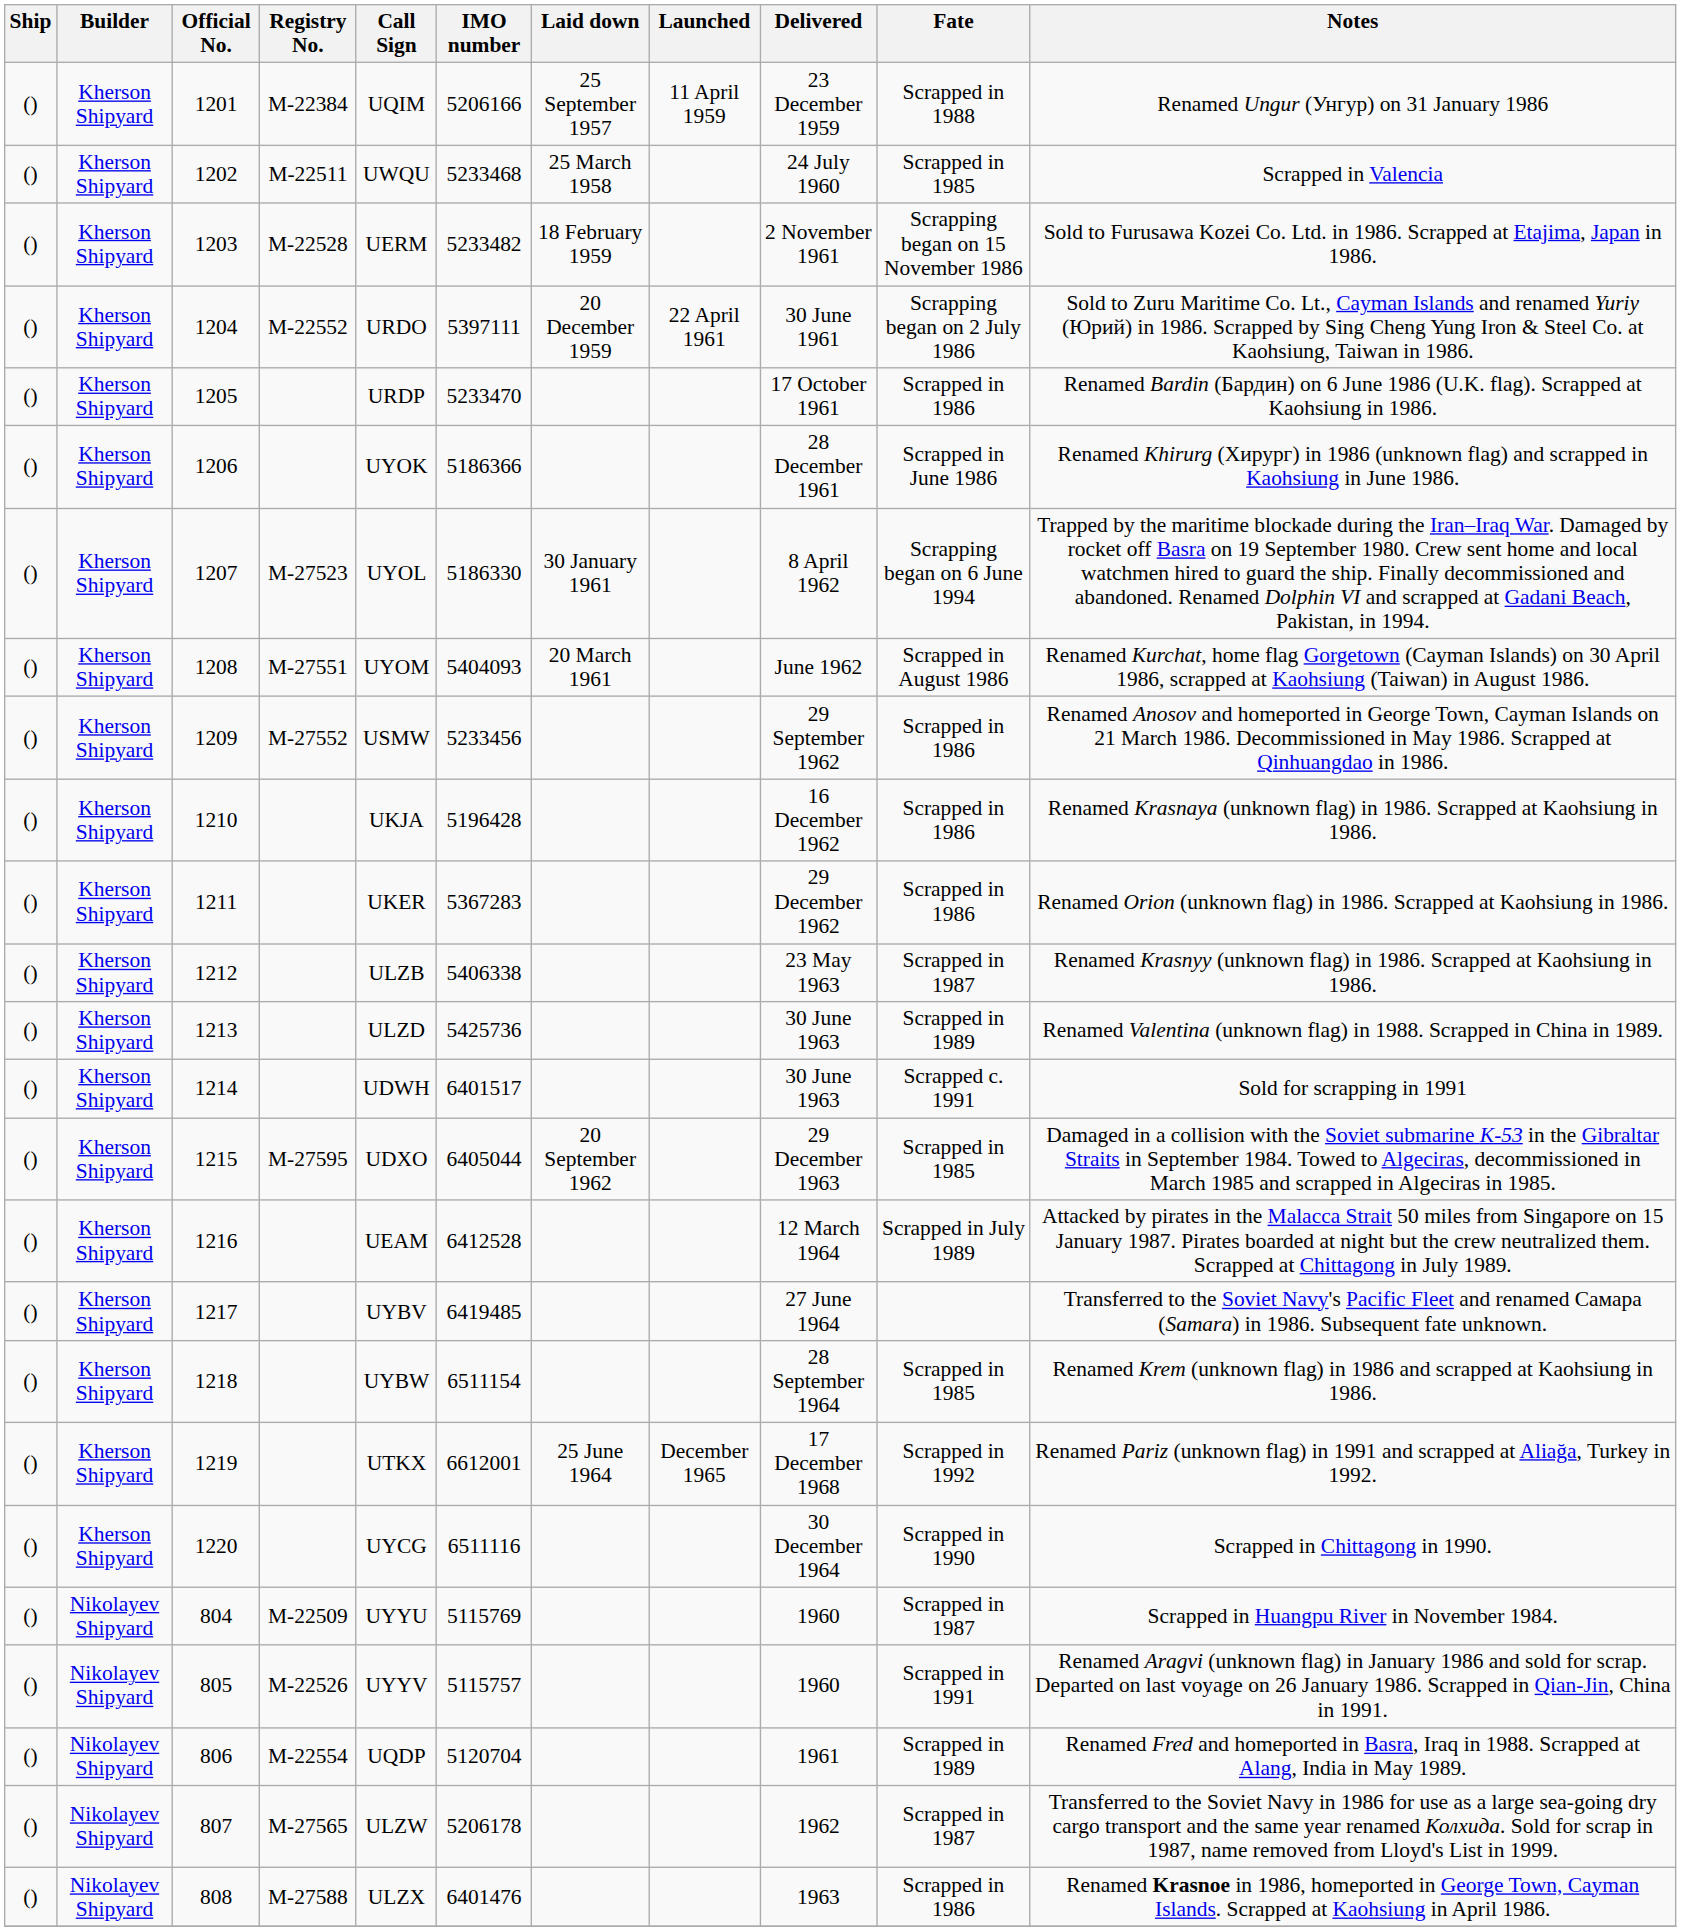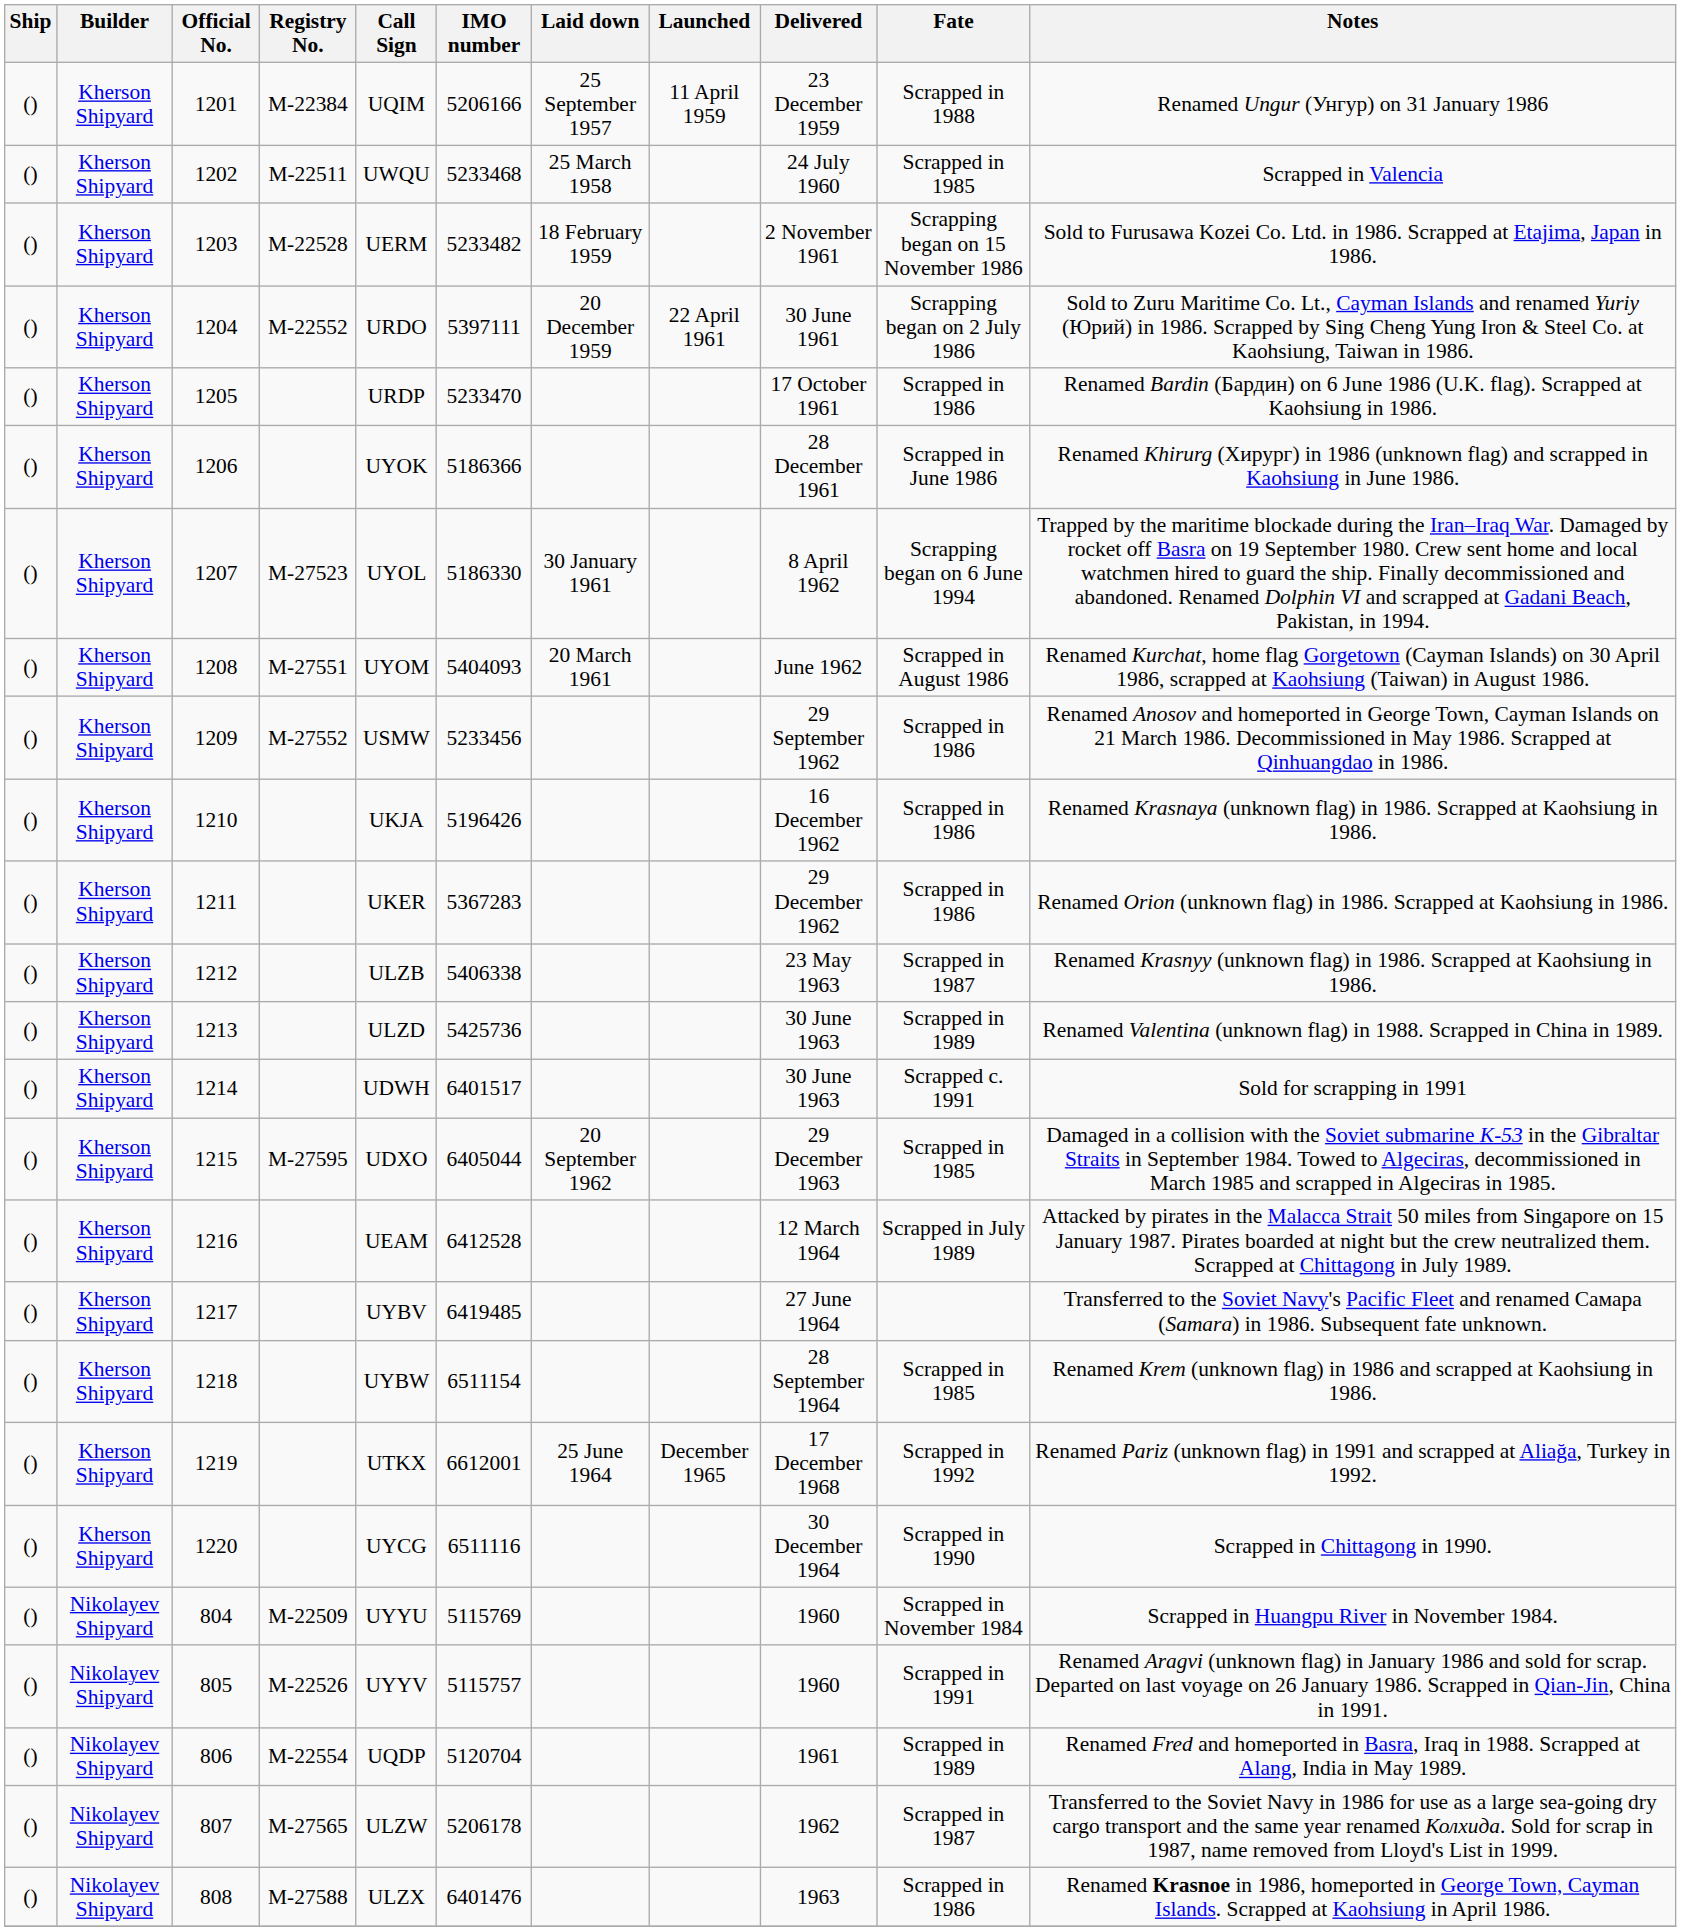(484, 819) 5196428 -> (484, 819) 5196426
(953, 1615) Scrapped in 1987 -> (953, 1615) Scrapped in November 1984
